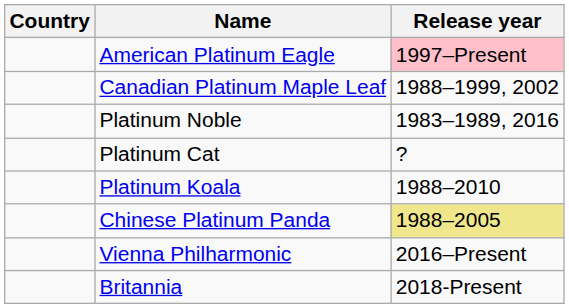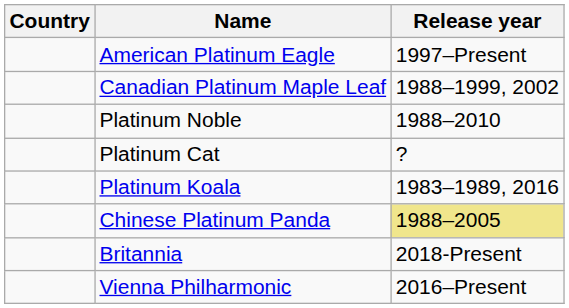(461, 54) pink background -> (461, 54) no background
(477, 120) 1983–1989, 2016 -> (448, 120) 1988–2010
(448, 187) 1988–2010 -> (477, 187) 1983–1989, 2016
rows swapped: (195, 253) <-> (141, 287)
